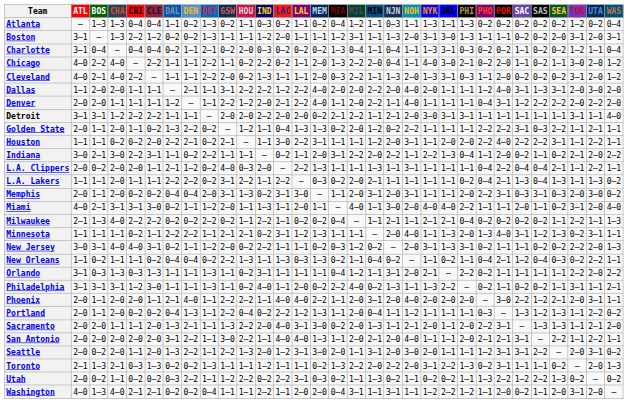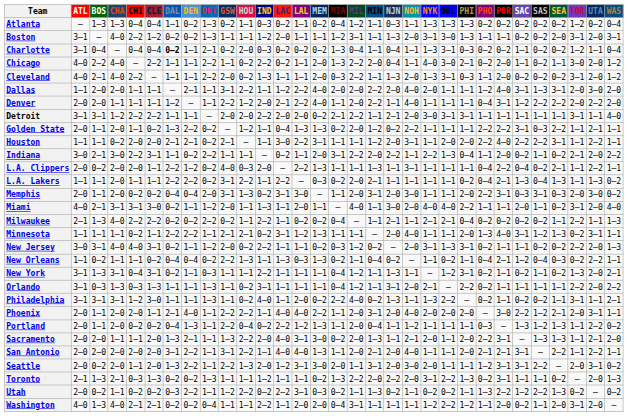(448, 24) 1–1 -> (448, 24) 1–3
(117, 37) 1–3 -> (117, 37) 4–0
(172, 50) normal -> (172, 50) bold
(264, 90) 2–2 -> (264, 90) 1–1
(136, 142) 0–2 -> (136, 142) 2–0
(172, 142) 2–2 -> (172, 142) 2–1
(172, 169) 2–1 -> (172, 169) 2–2
(540, 169) 0–4 -> (540, 169) 0–2
(412, 195) 3–1 -> (412, 195) 3–0
(448, 234) 1–3 -> (448, 234) 1–1
+ row: (26, 274)
(228, 339) 3–0 -> (228, 352) 3–1
(393, 392) 3–1 -> (393, 405) 1–1
